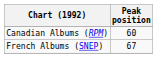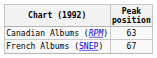(131, 33) 60 -> (131, 33) 63
